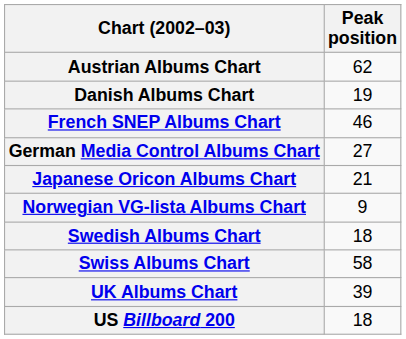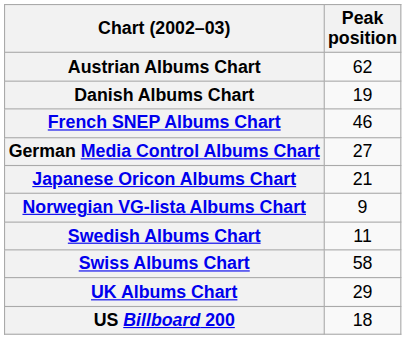(363, 235) 18 -> (363, 235) 11
(363, 292) 39 -> (363, 292) 29
